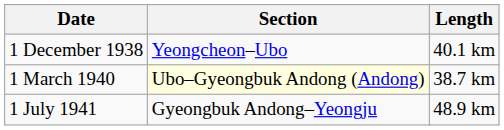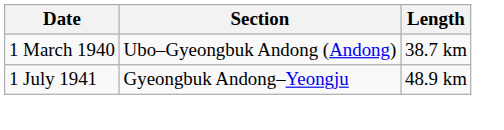- row: (76, 49)
(288, 79) lightyellow background -> (260, 49) no background
